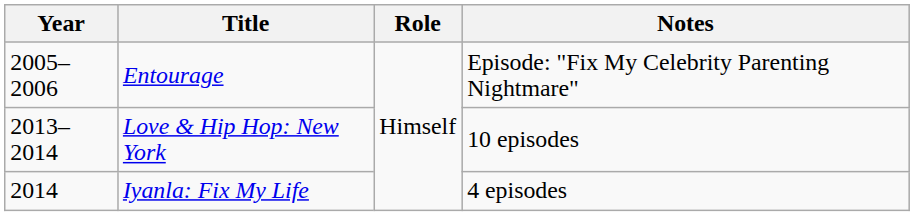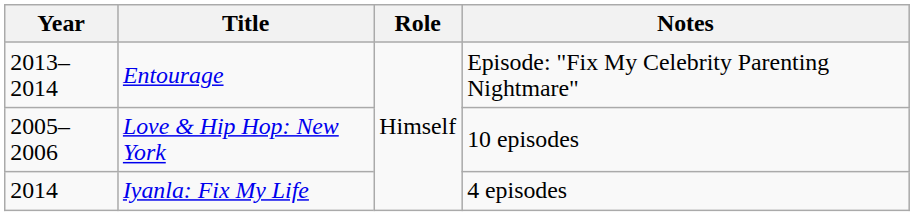(40, 74) 2005–2006 -> (40, 74) 2013–2014
(40, 139) 2013–2014 -> (40, 139) 2005–2006
